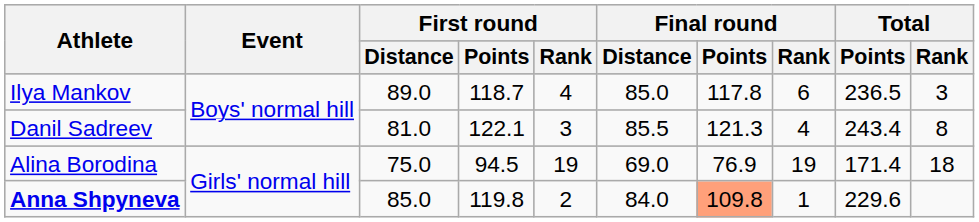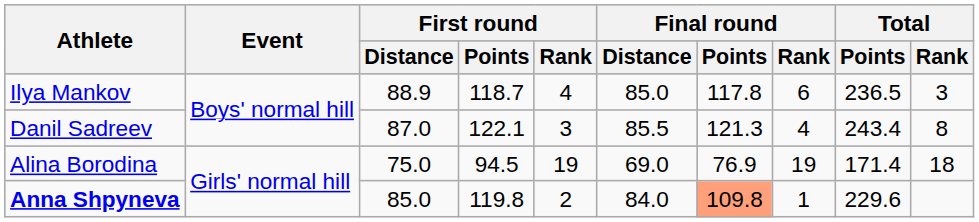(409, 92) 89.0 -> (409, 92) 88.9
(409, 128) 81.0 -> (409, 128) 87.0
